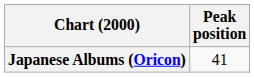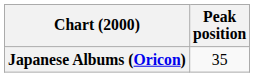(220, 59) 41 -> (220, 59) 35
